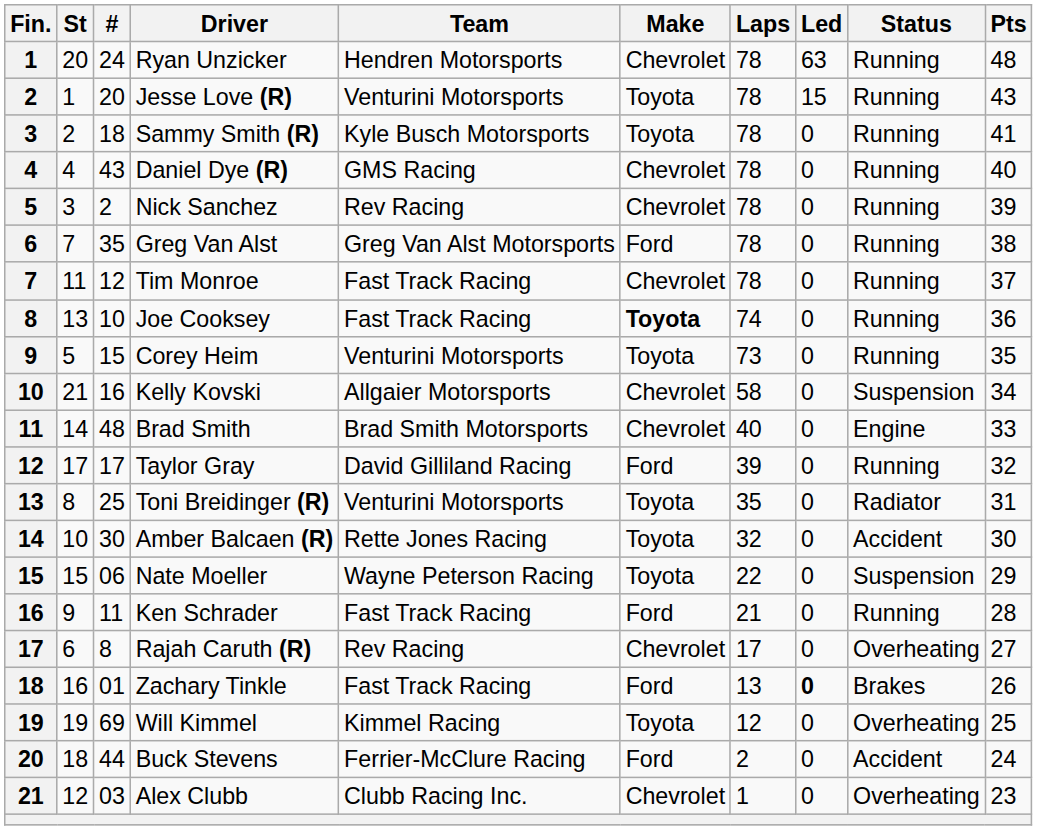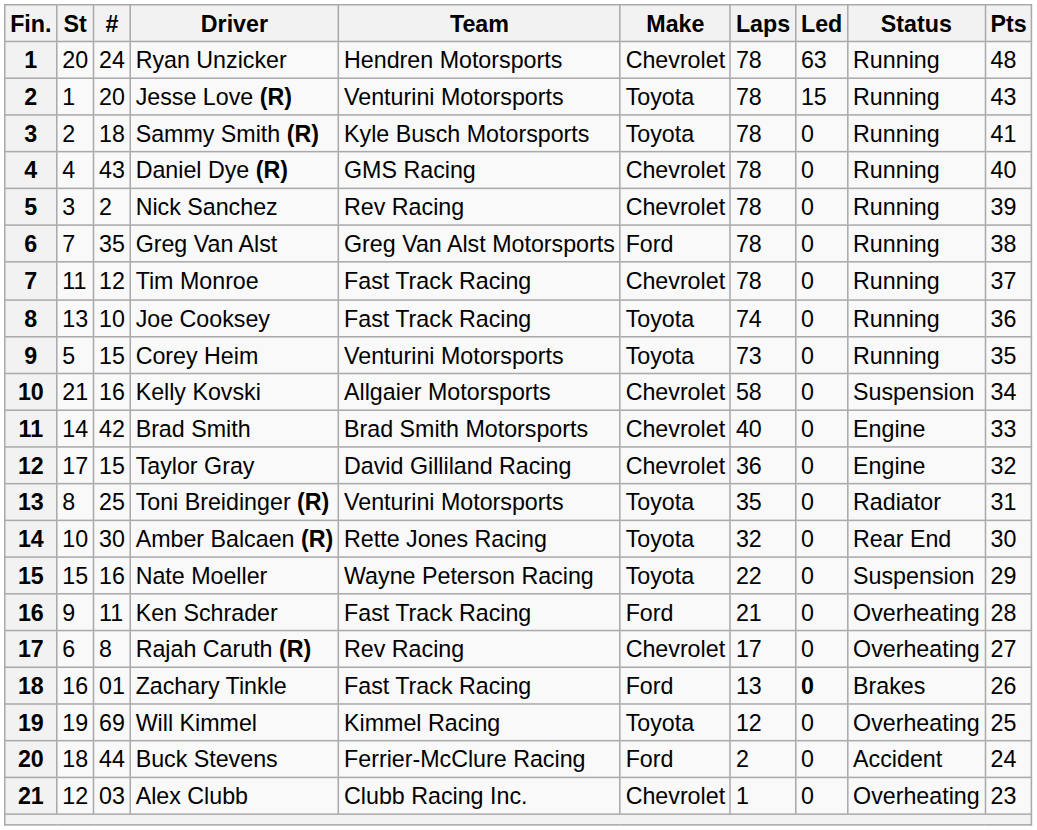(663, 318) bold -> (660, 318) normal
(112, 428) 48 -> (112, 428) 42
(112, 465) 17 -> (112, 465) 15
(650, 465) Ford -> (675, 465) Chevrolet
(749, 465) 39 -> (749, 465) 36
(896, 465) Running -> (889, 465) Engine
(898, 539) Accident -> (902, 539) Rear End
(112, 576) 06 -> (112, 576) 16
(896, 612) Running -> (916, 612) Overheating
